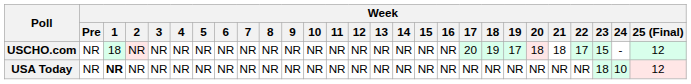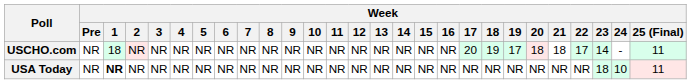(602, 50) 15 -> (602, 50) 14
(658, 50) 12 -> (658, 50) 11
(658, 69) 12 -> (658, 69) 11
